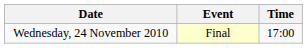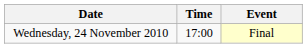columns swapped: (281, 14) <-> (218, 14)
